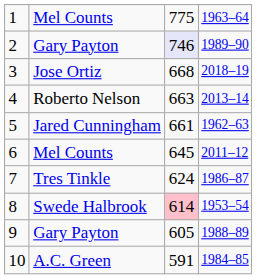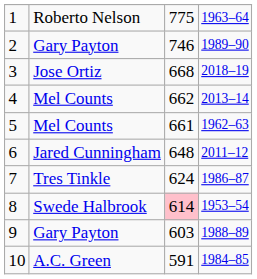(73, 17) Mel Counts -> (87, 17) Roberto Nelson
(181, 44) lavender background -> (181, 44) no background
(87, 98) Roberto Nelson -> (73, 98) Mel Counts
(181, 98) 663 -> (181, 98) 662
(97, 125) Jared Cunningham -> (73, 125) Mel Counts
(73, 152) Mel Counts -> (97, 152) Jared Cunningham
(181, 152) 645 -> (181, 152) 648
(181, 233) 605 -> (181, 233) 603
